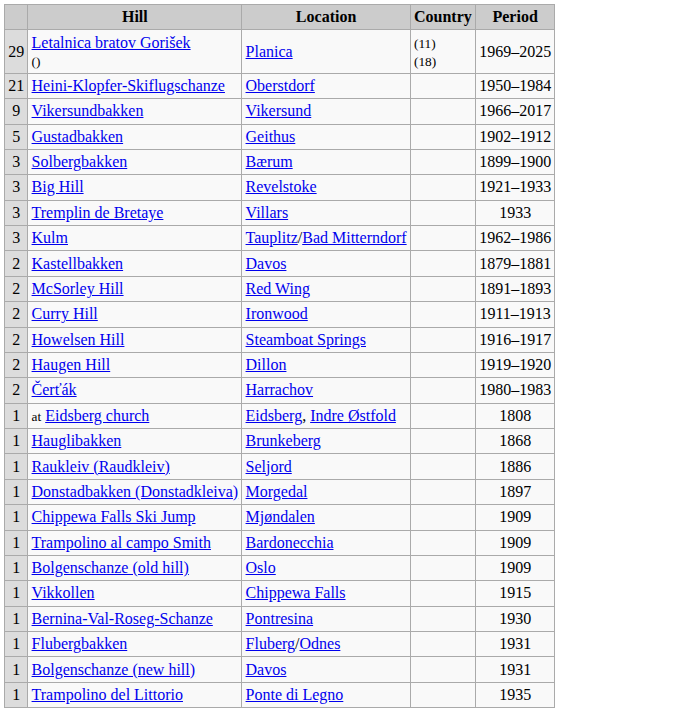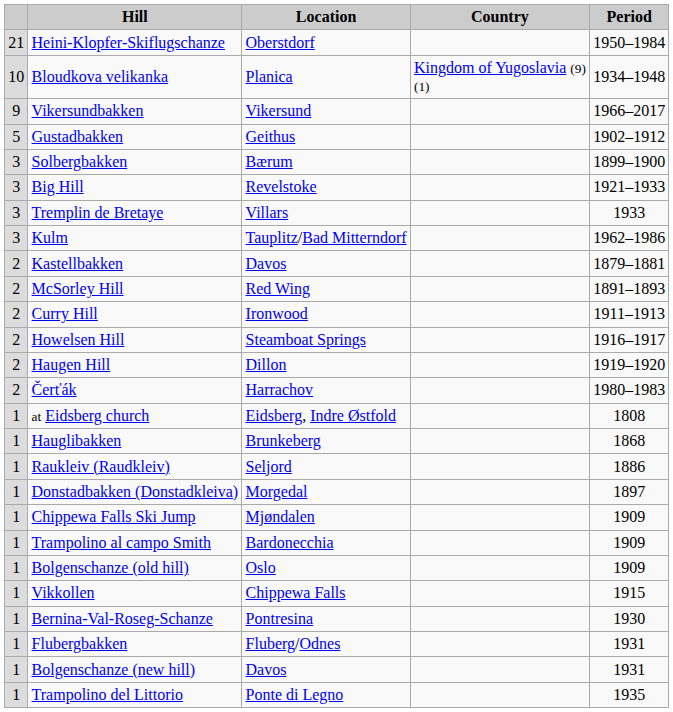- row: (111, 51)
+ row: (100, 76)
